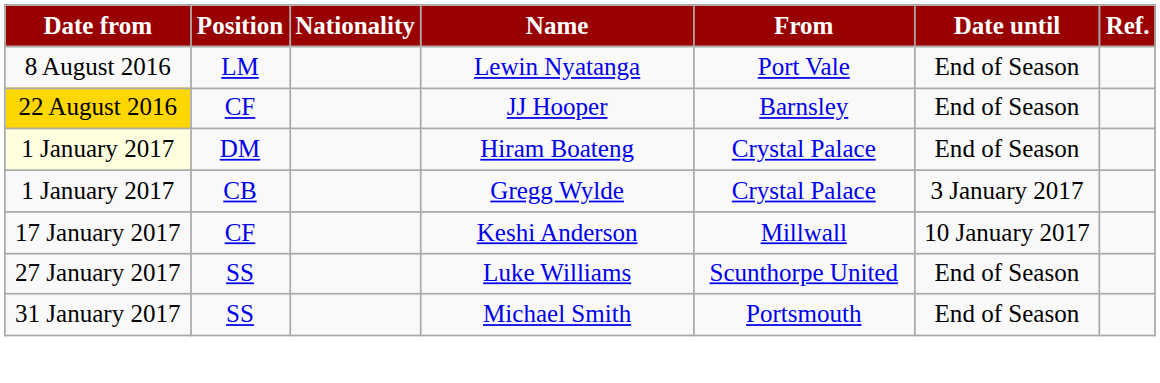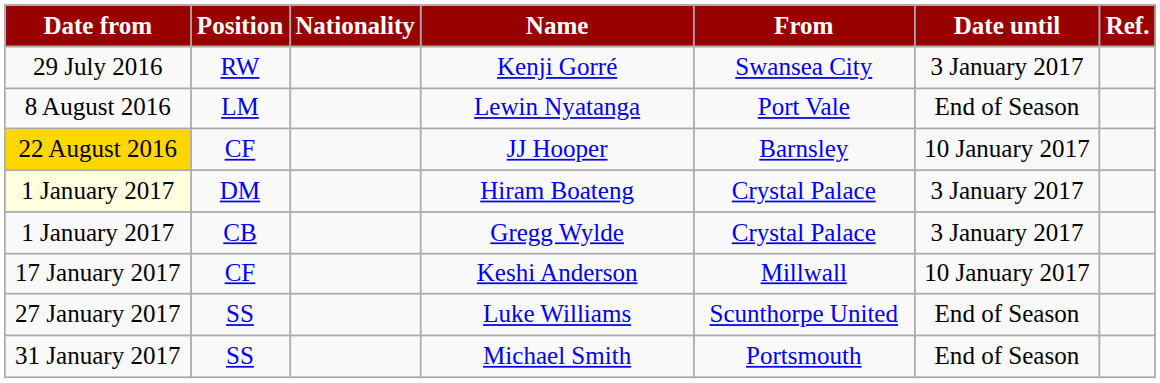+ row: (557, 66)
(1007, 108) End of Season -> (1007, 149) 10 January 2017
(1007, 149) End of Season -> (1007, 190) 3 January 2017
